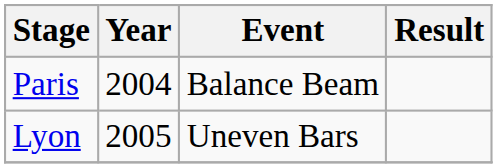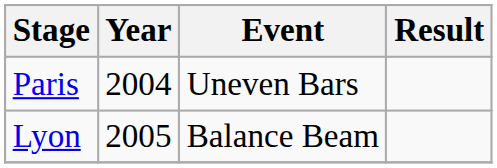(283, 83) Balance Beam -> (273, 83) Uneven Bars
(273, 135) Uneven Bars -> (283, 135) Balance Beam
